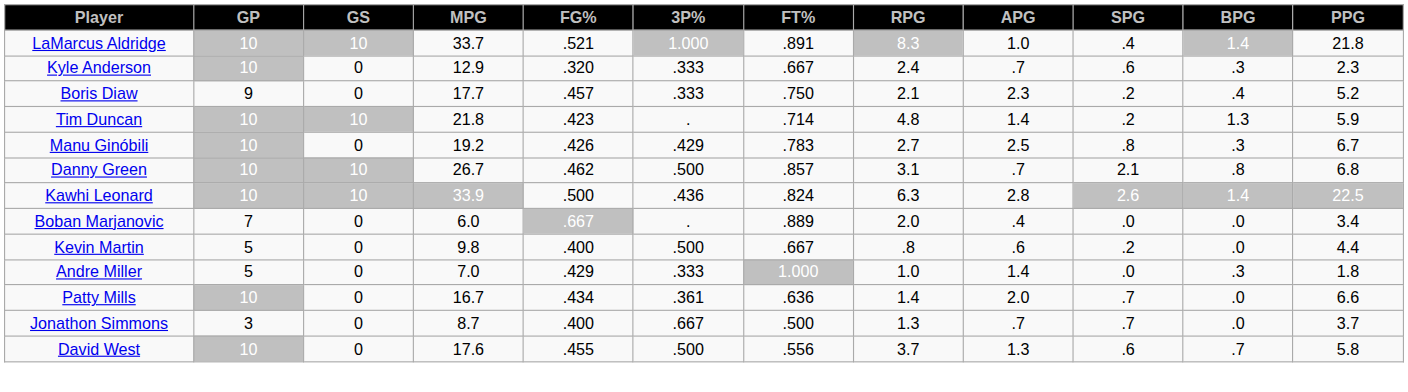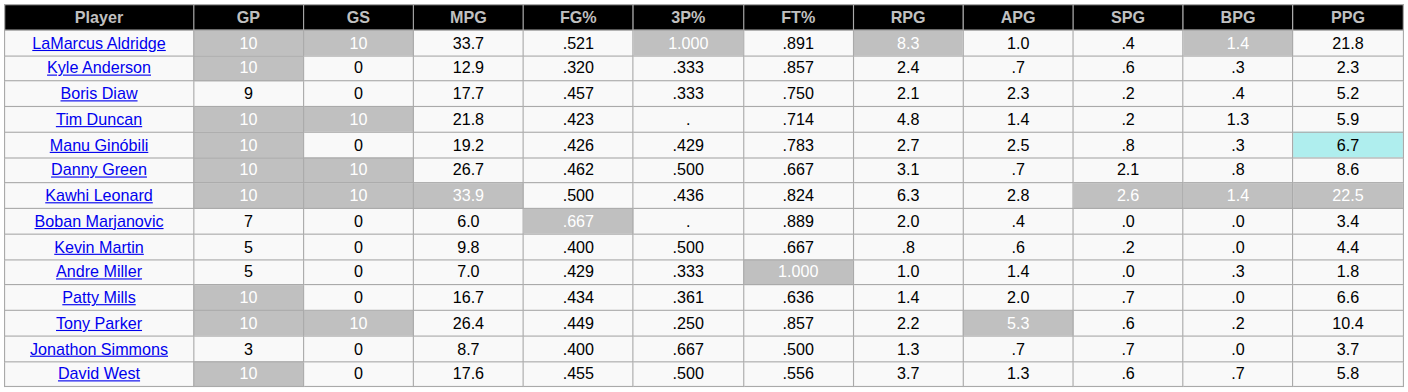(798, 69) .667 -> (798, 69) .857
(1348, 145) no background -> (1348, 145) paleturquoise background
(798, 171) .857 -> (798, 171) .667
(1348, 171) 6.8 -> (1348, 171) 8.6
+ row: (99, 323)
